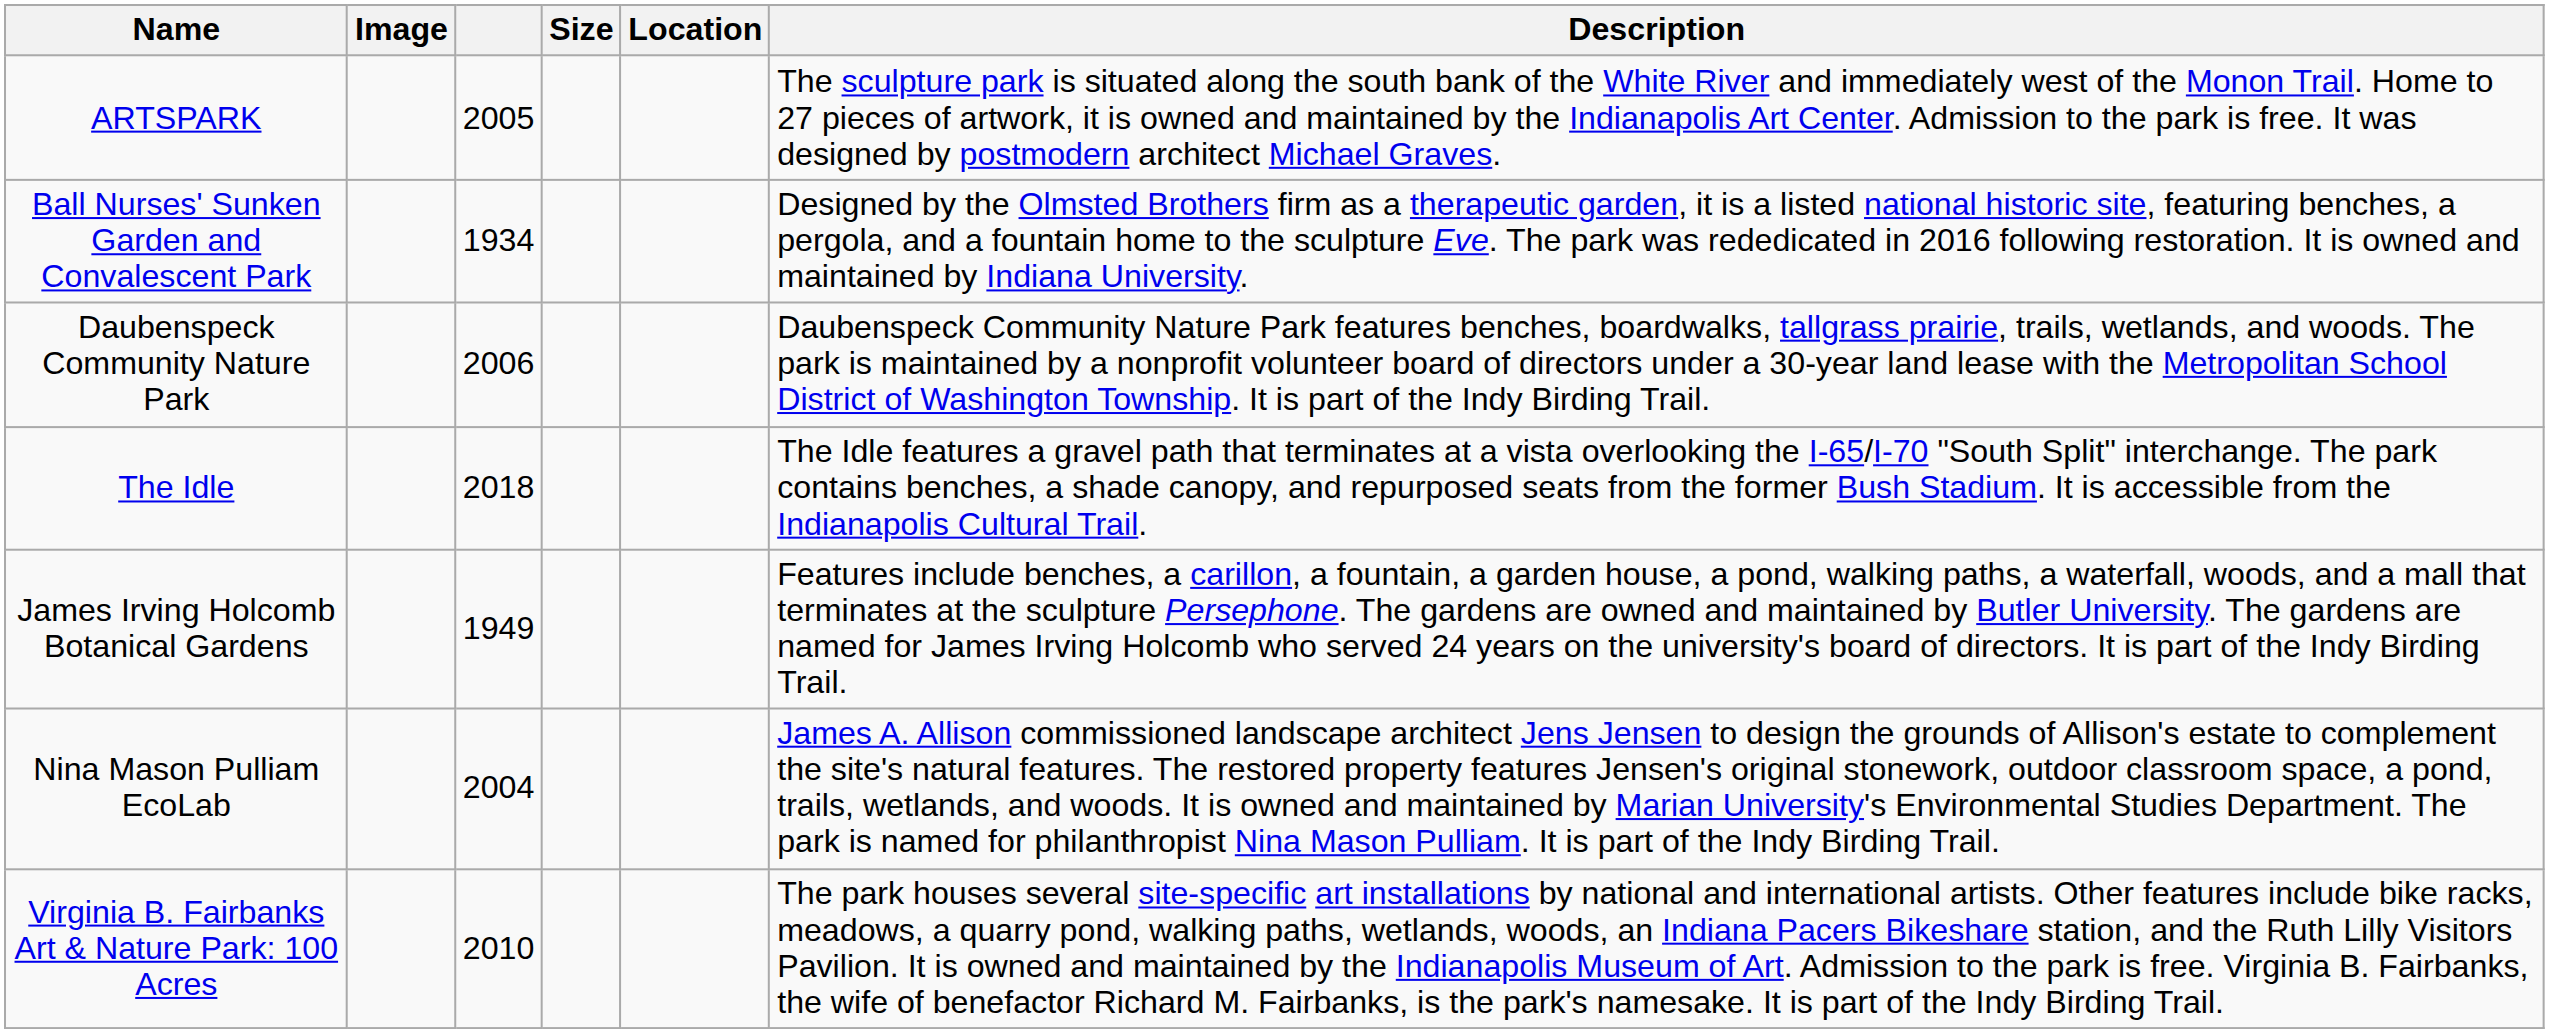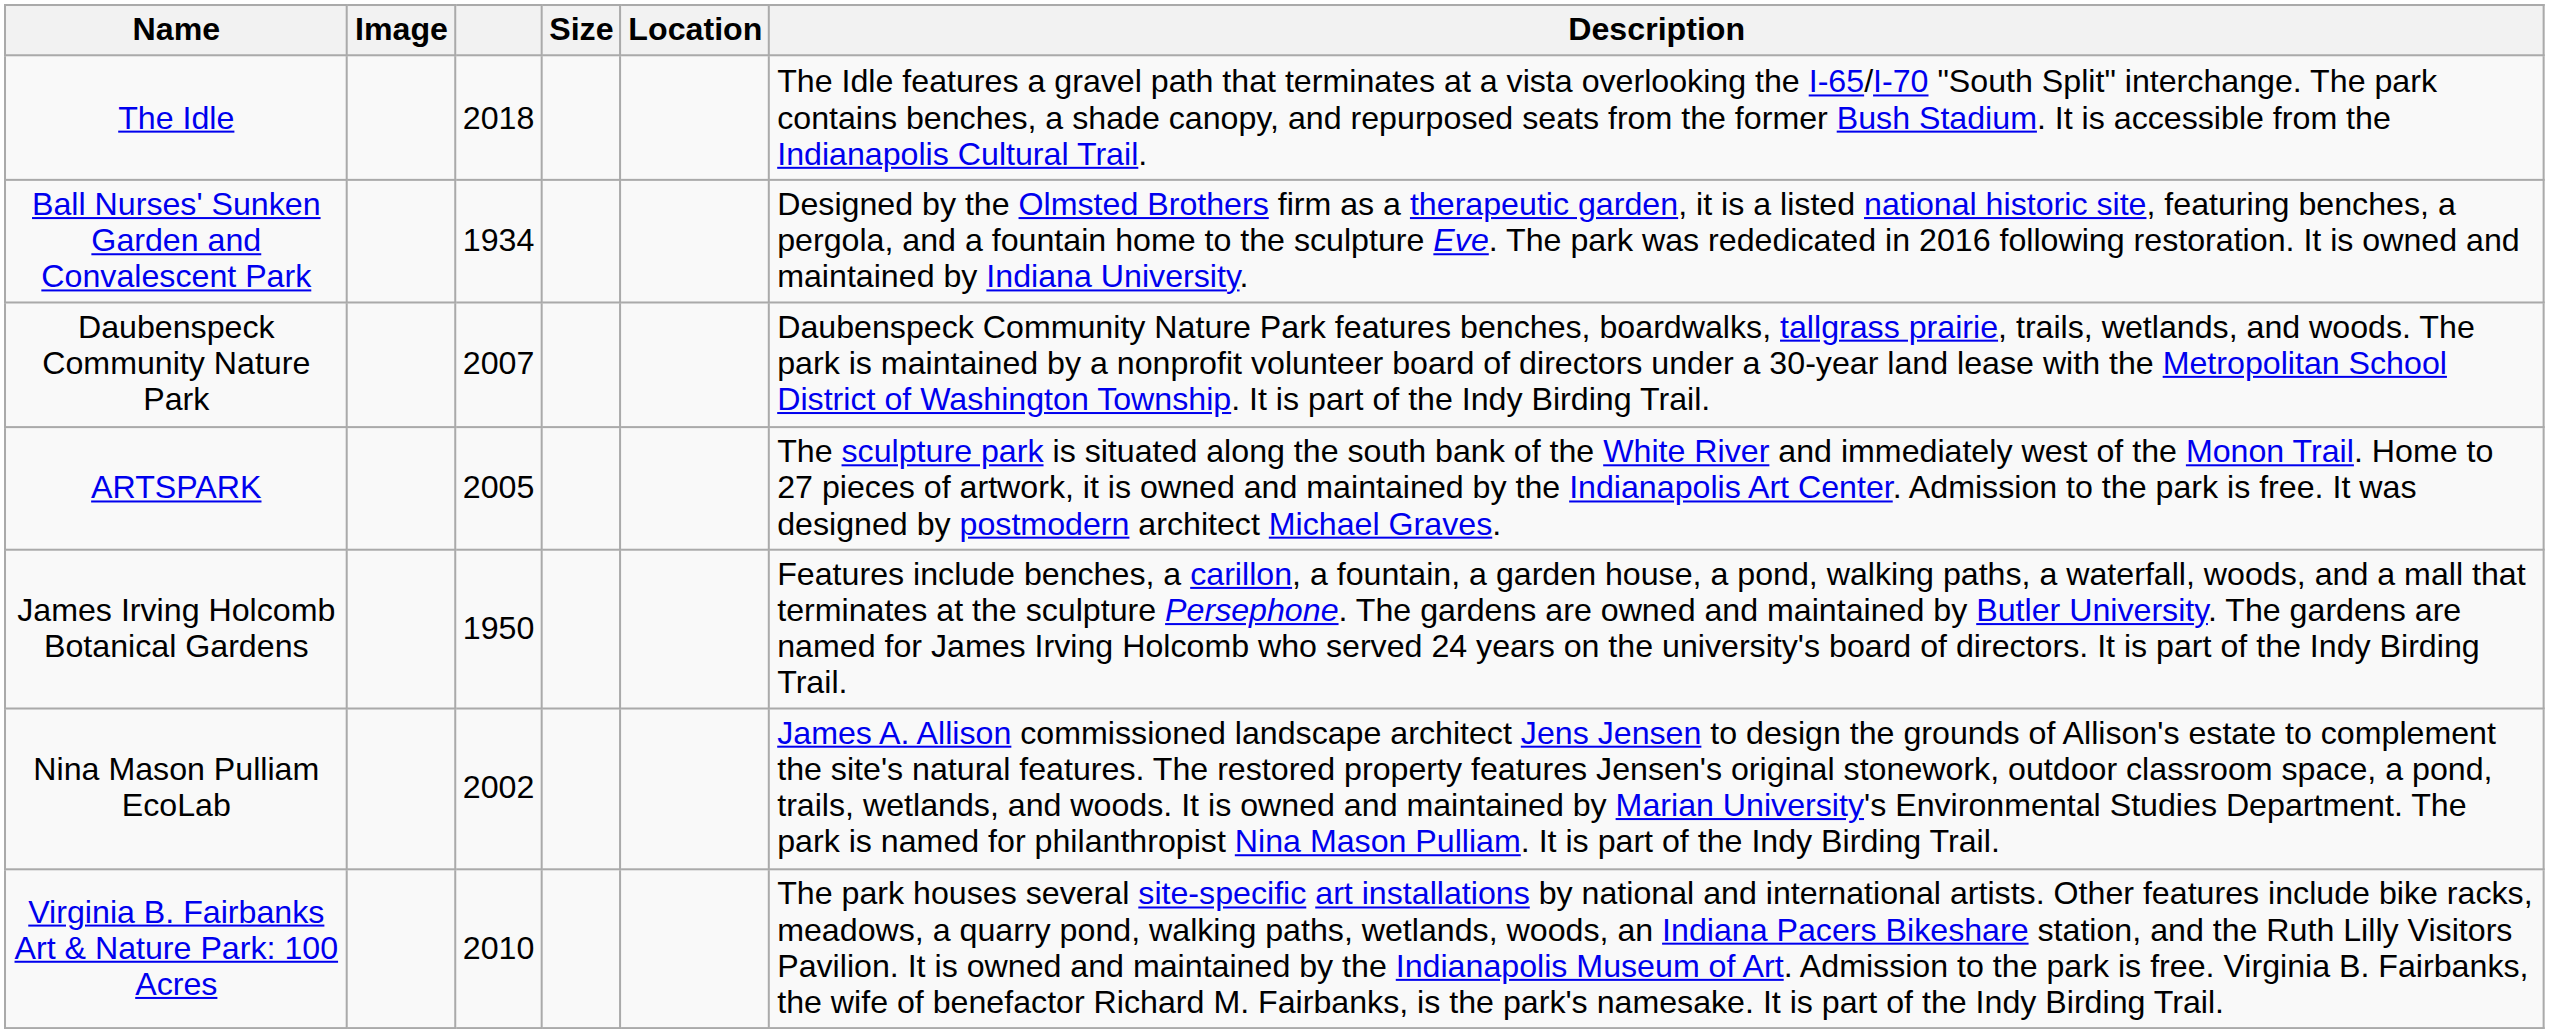rows swapped: (176, 117) <-> (176, 487)
(499, 363) 2006 -> (499, 363) 2007
(499, 628) 1949 -> (499, 628) 1950
(499, 788) 2004 -> (499, 788) 2002
